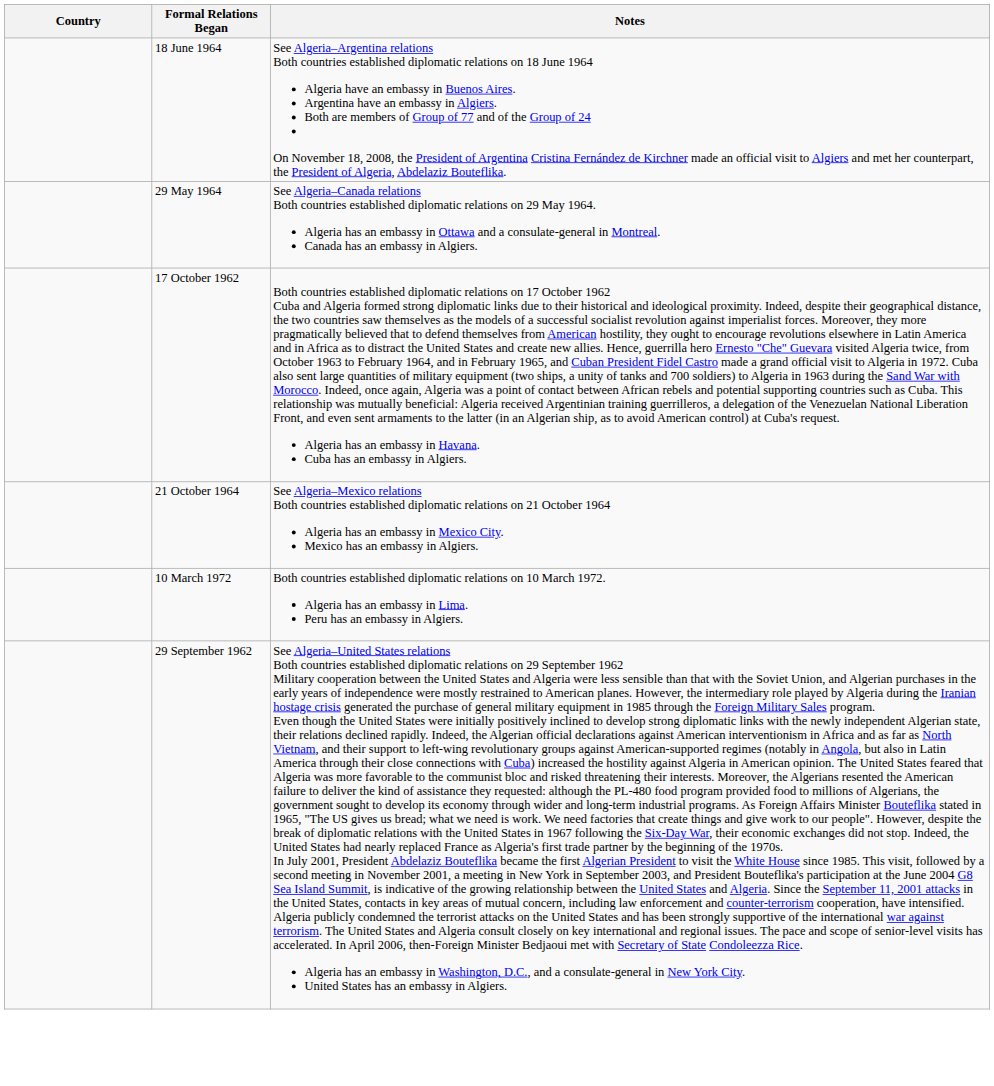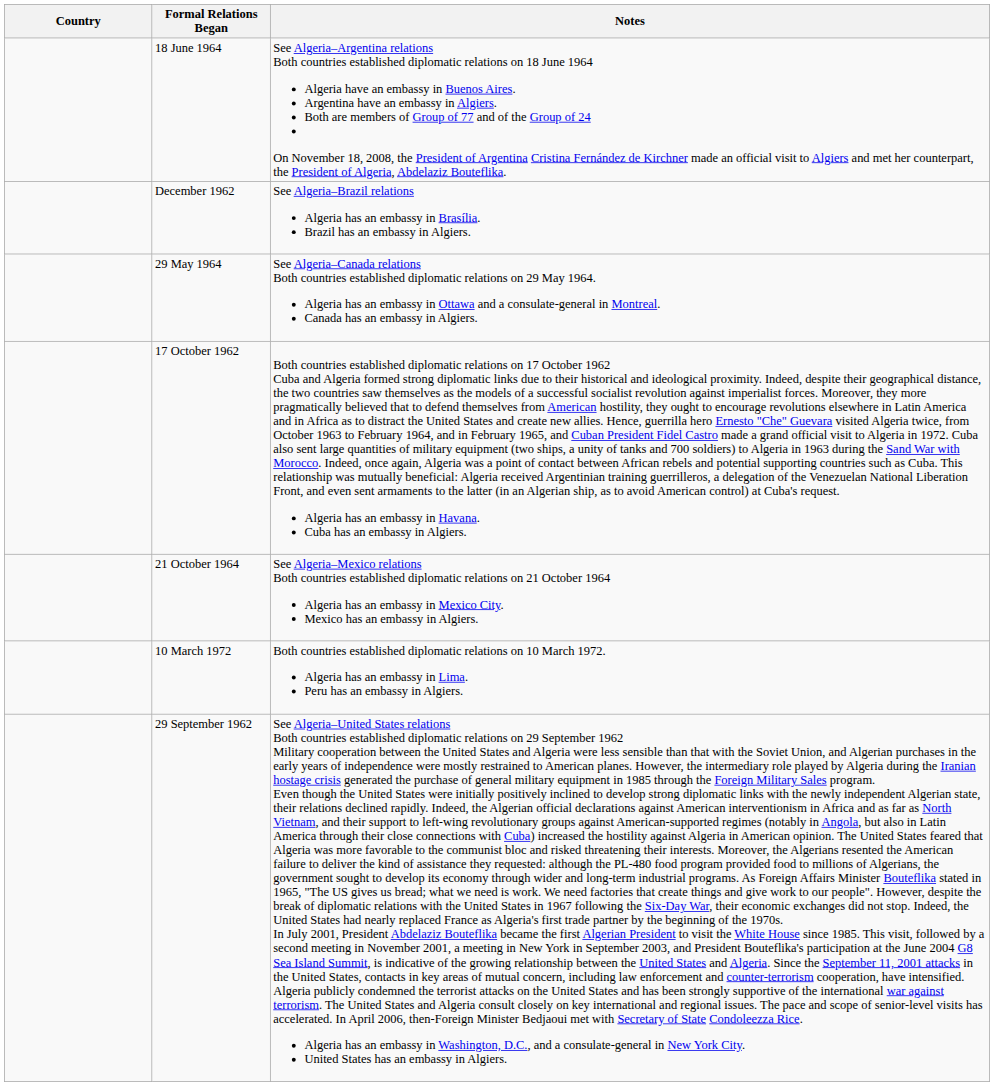+ row: (195, 191)
